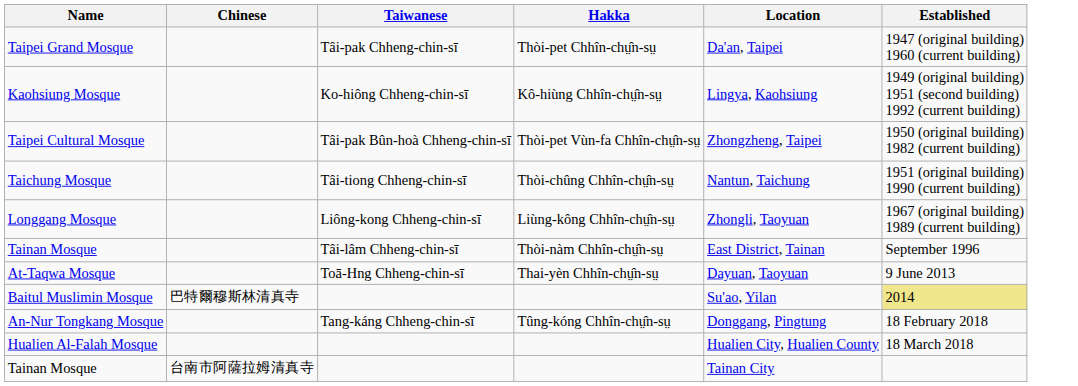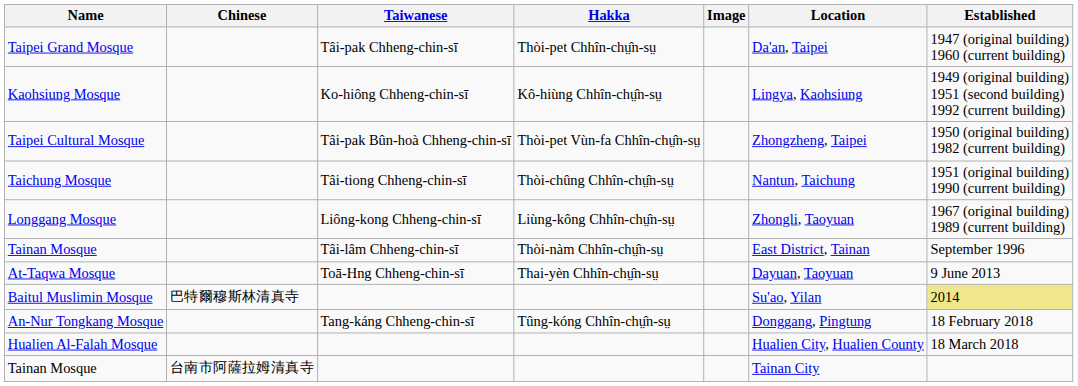+ column: (726, 15)
